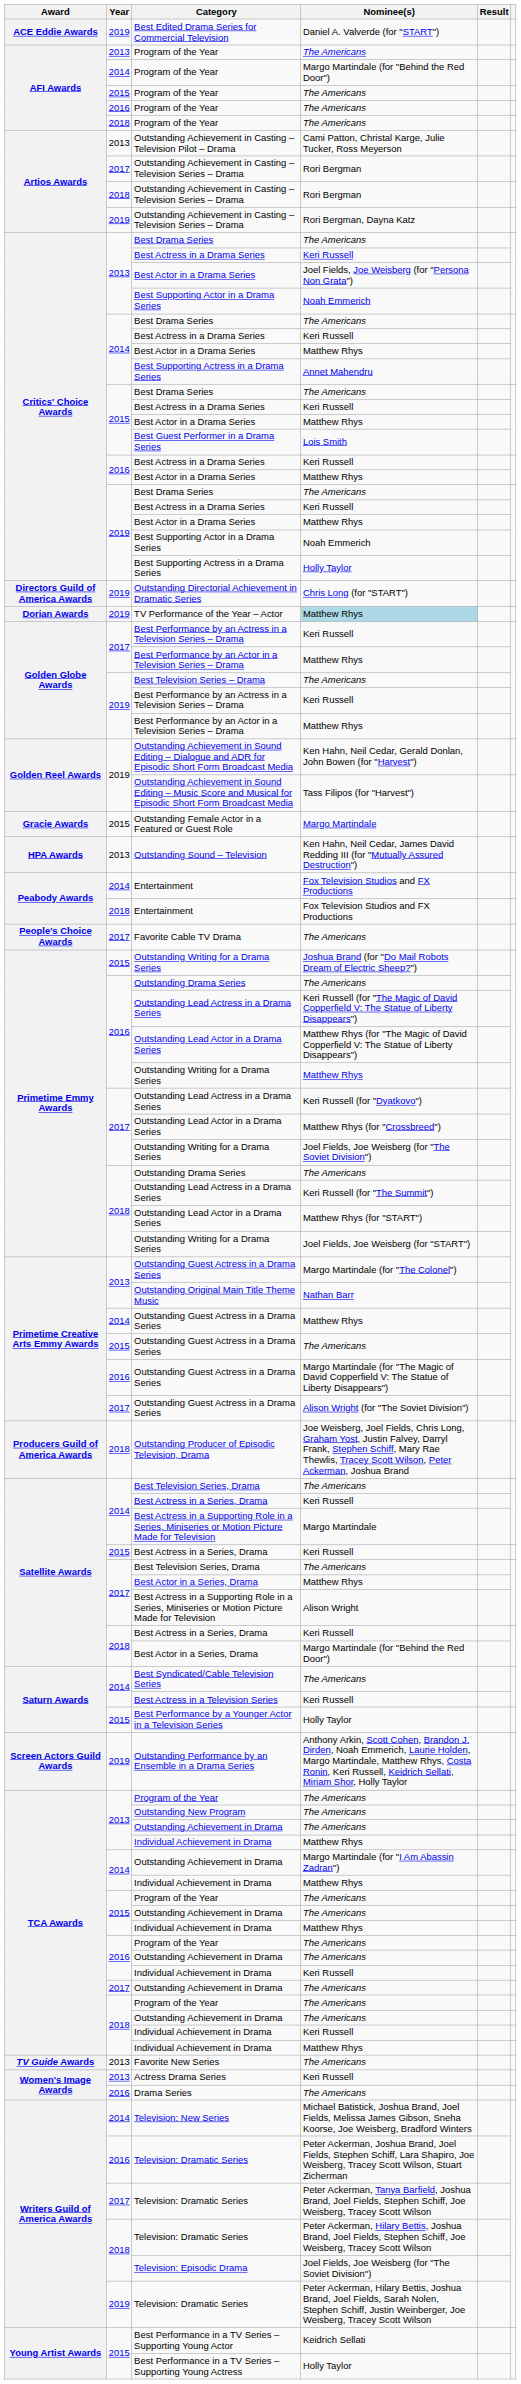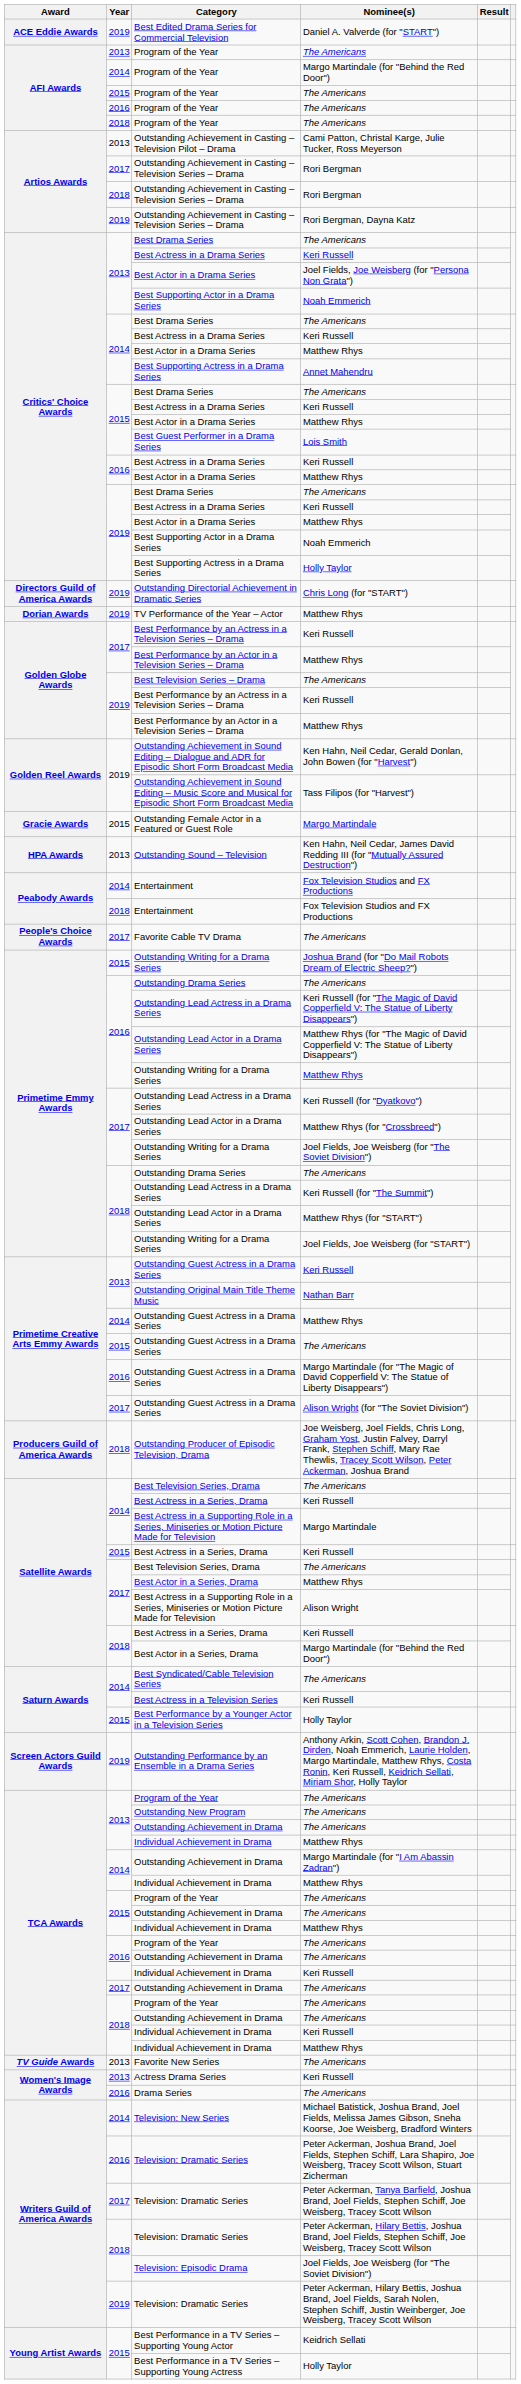(333, 614) lightblue background -> (333, 614) no background
(380, 1269) Margo Martindale (for "The Colonel") -> (328, 1269) Keri Russell
